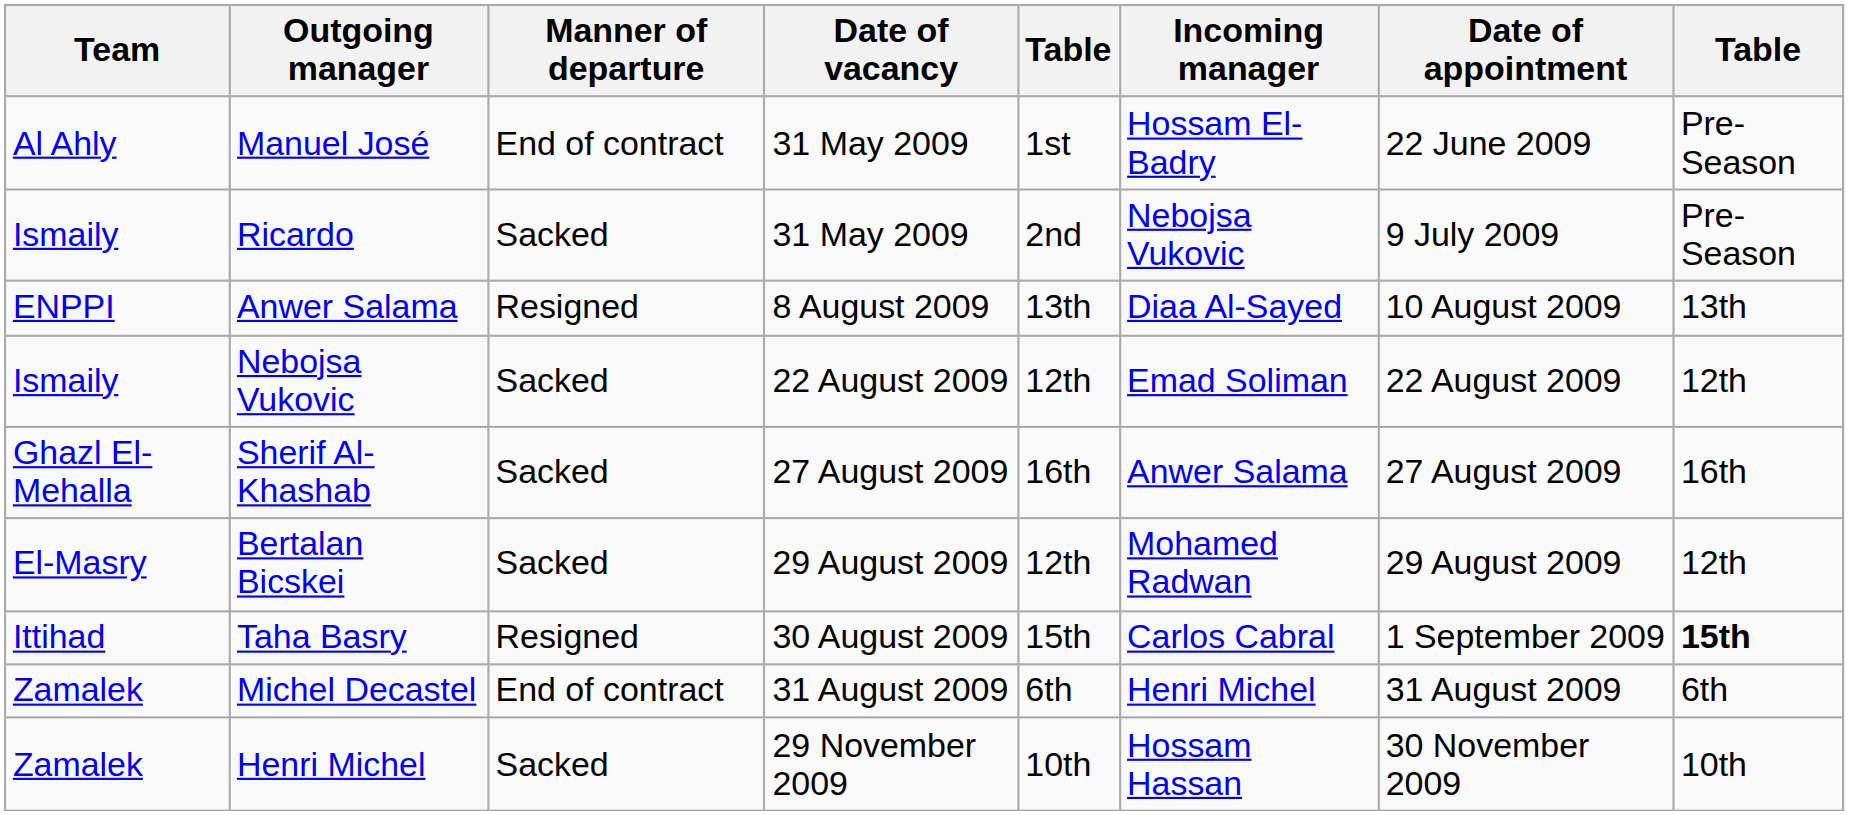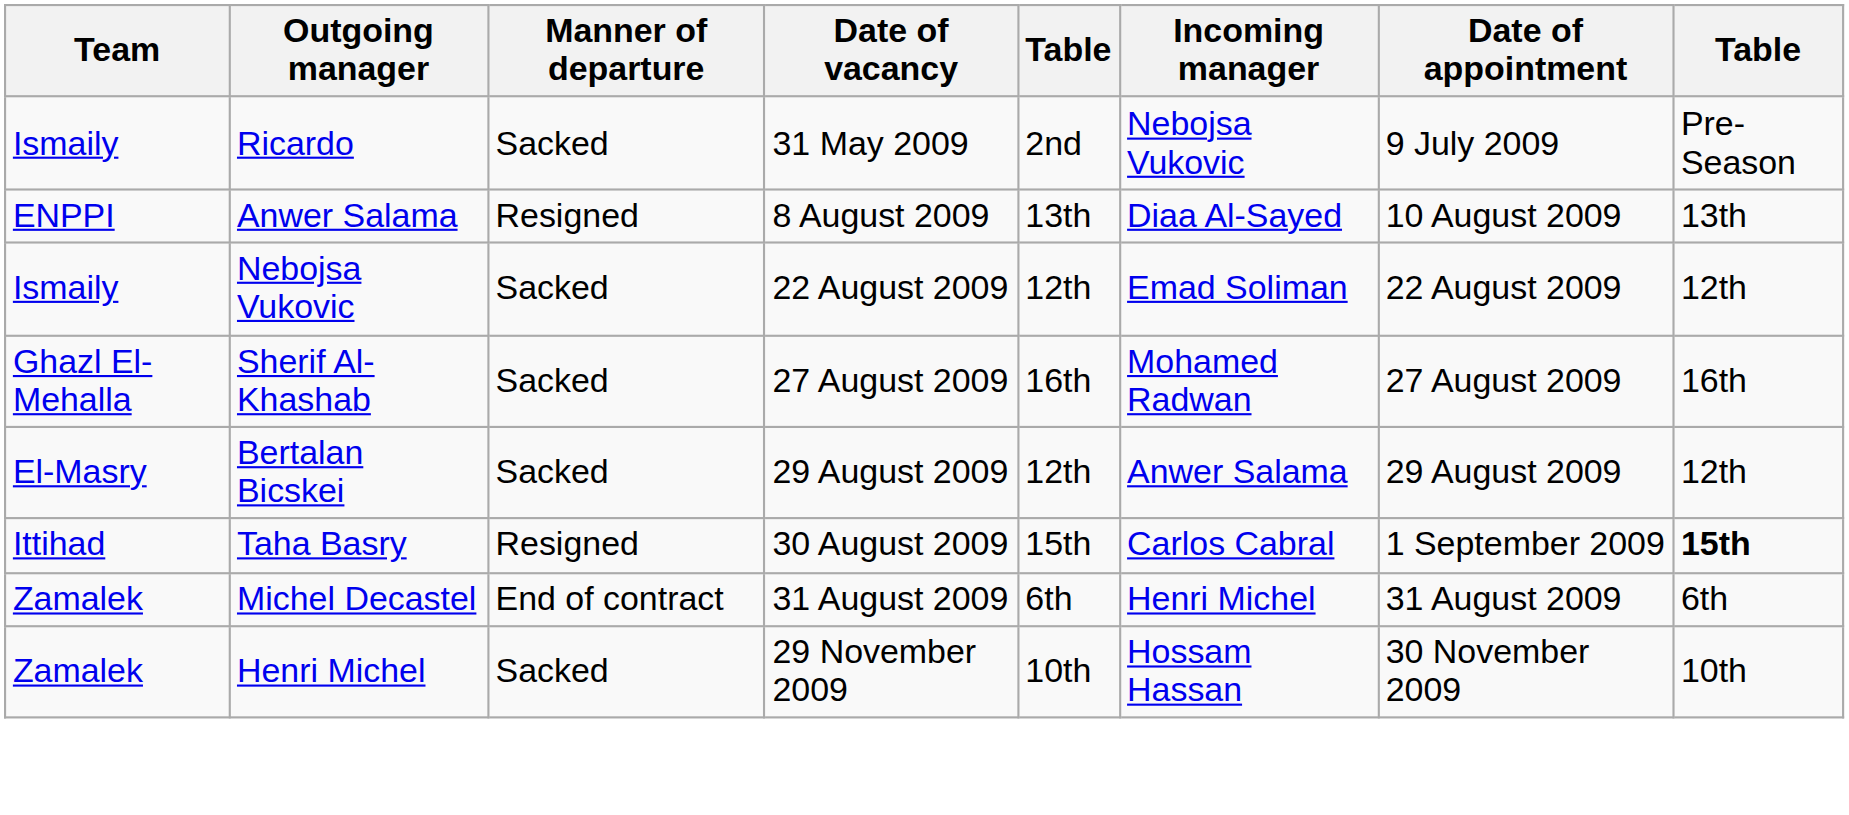- row: (333, 142)
(1237, 472) Anwer Salama -> (1202, 380) Mohamed Radwan
(1202, 564) Mohamed Radwan -> (1237, 472) Anwer Salama
